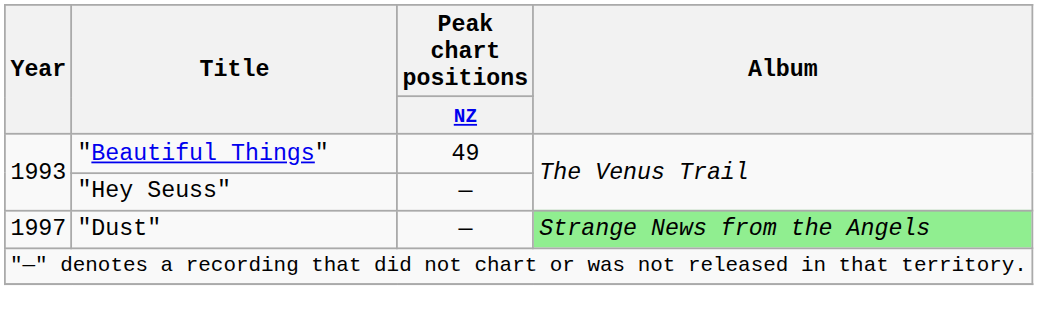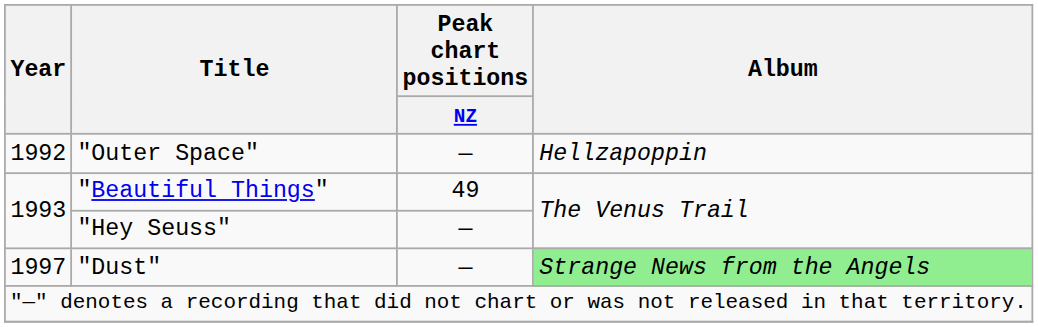+ row: (168, 153)
